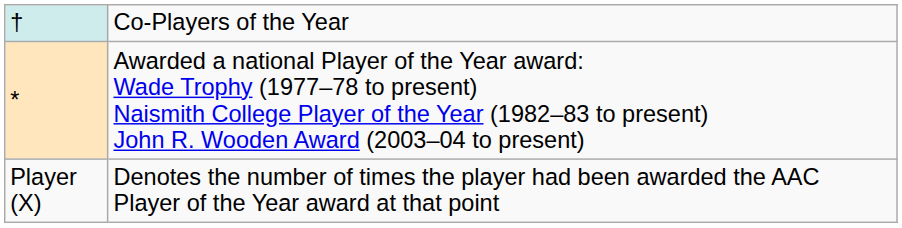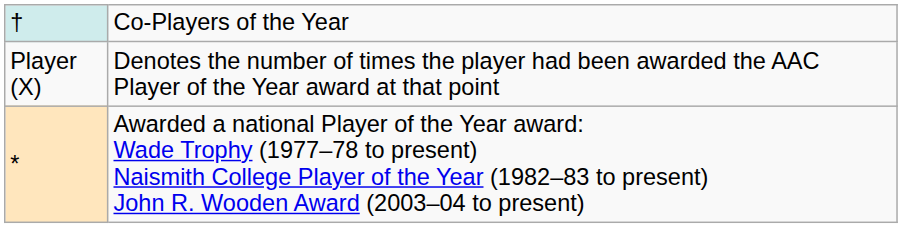rows swapped: (15, 100) <-> (43, 190)
